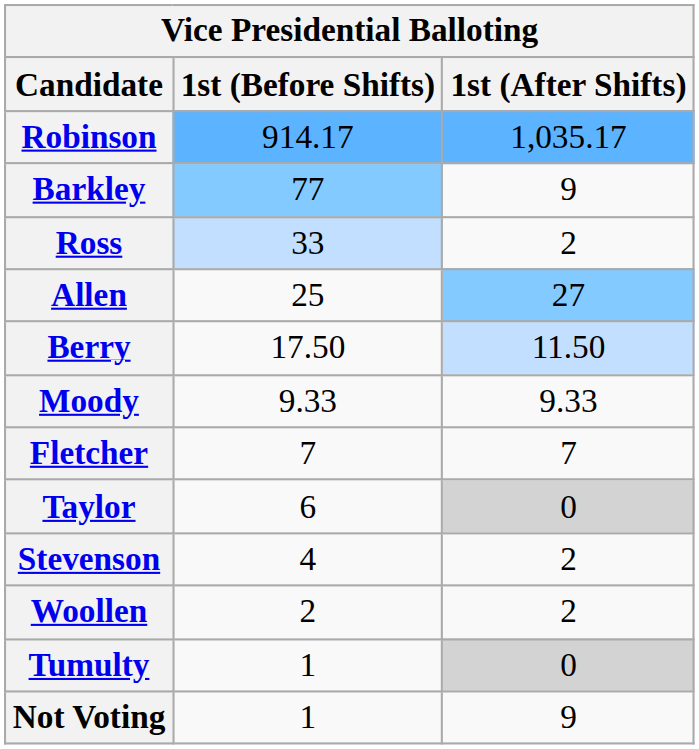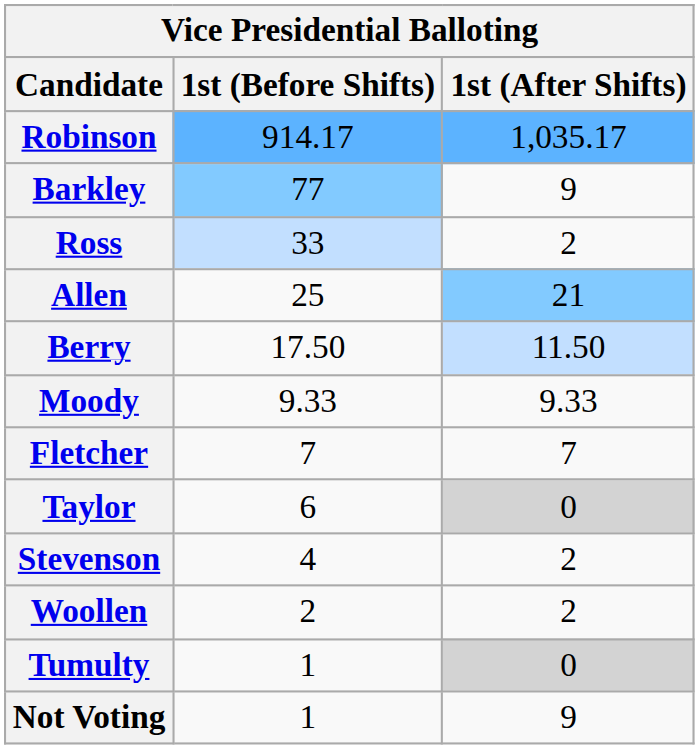(568, 294) 27 -> (568, 294) 21
